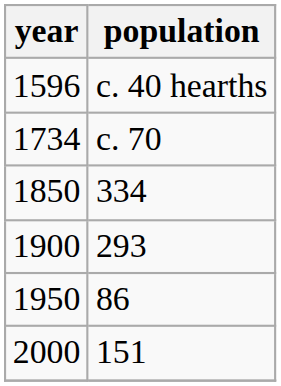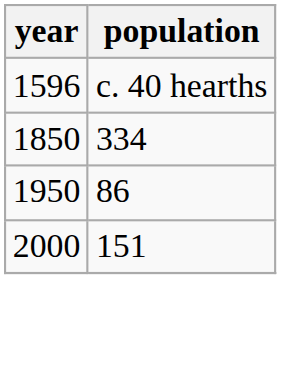- row: (47, 138)
- row: (47, 245)
